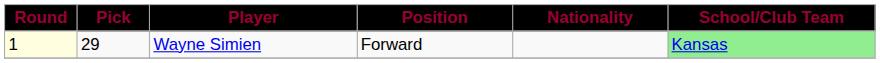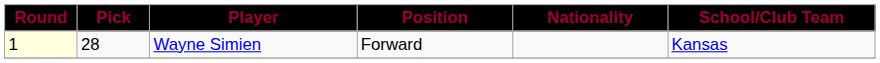(90, 44) 29 -> (90, 44) 28
(700, 44) lightgreen background -> (700, 44) no background
